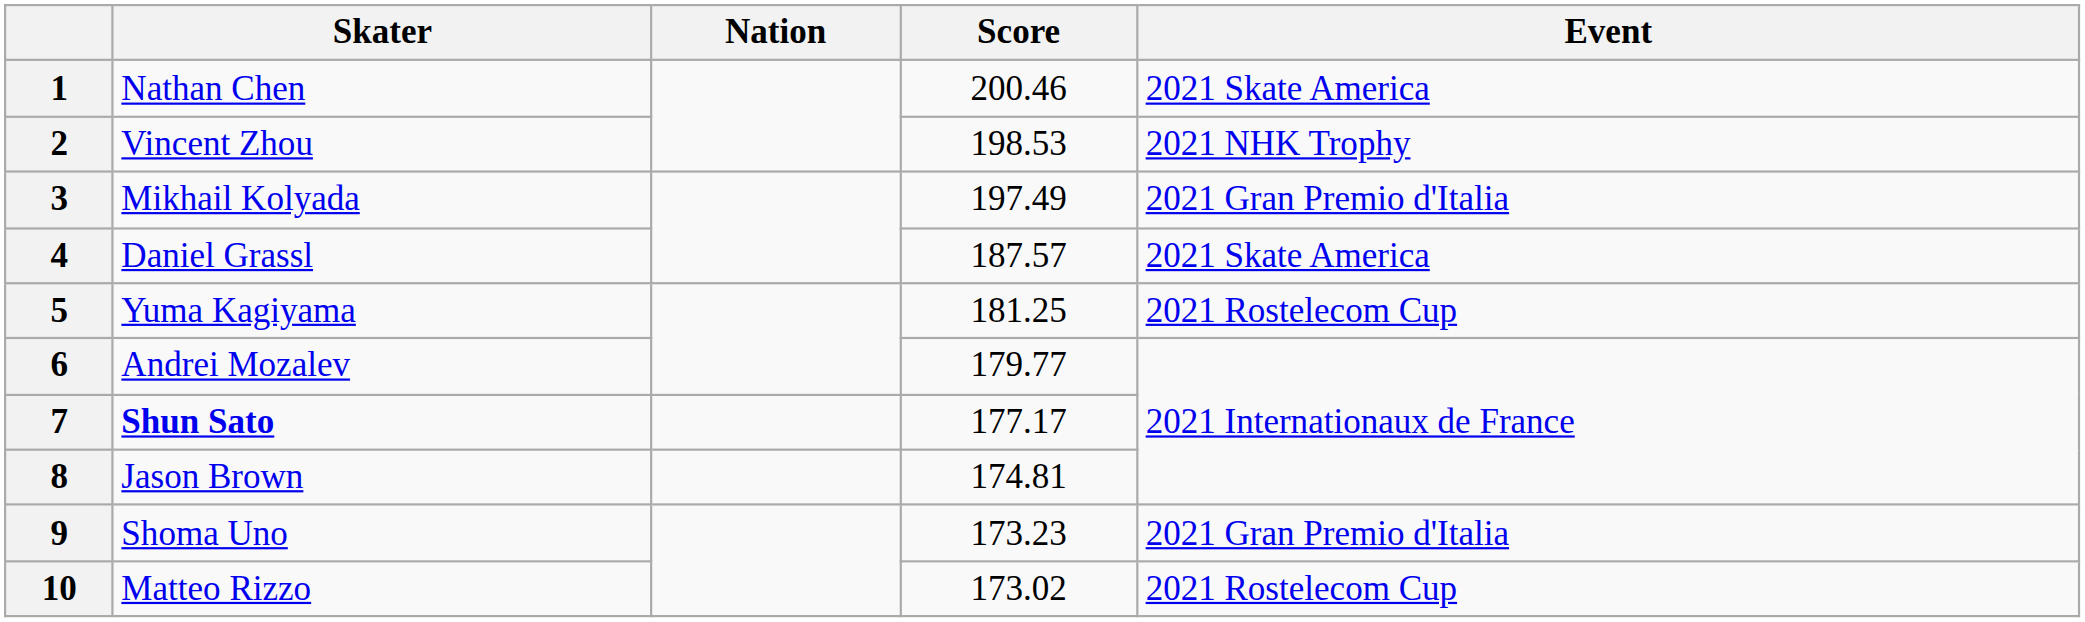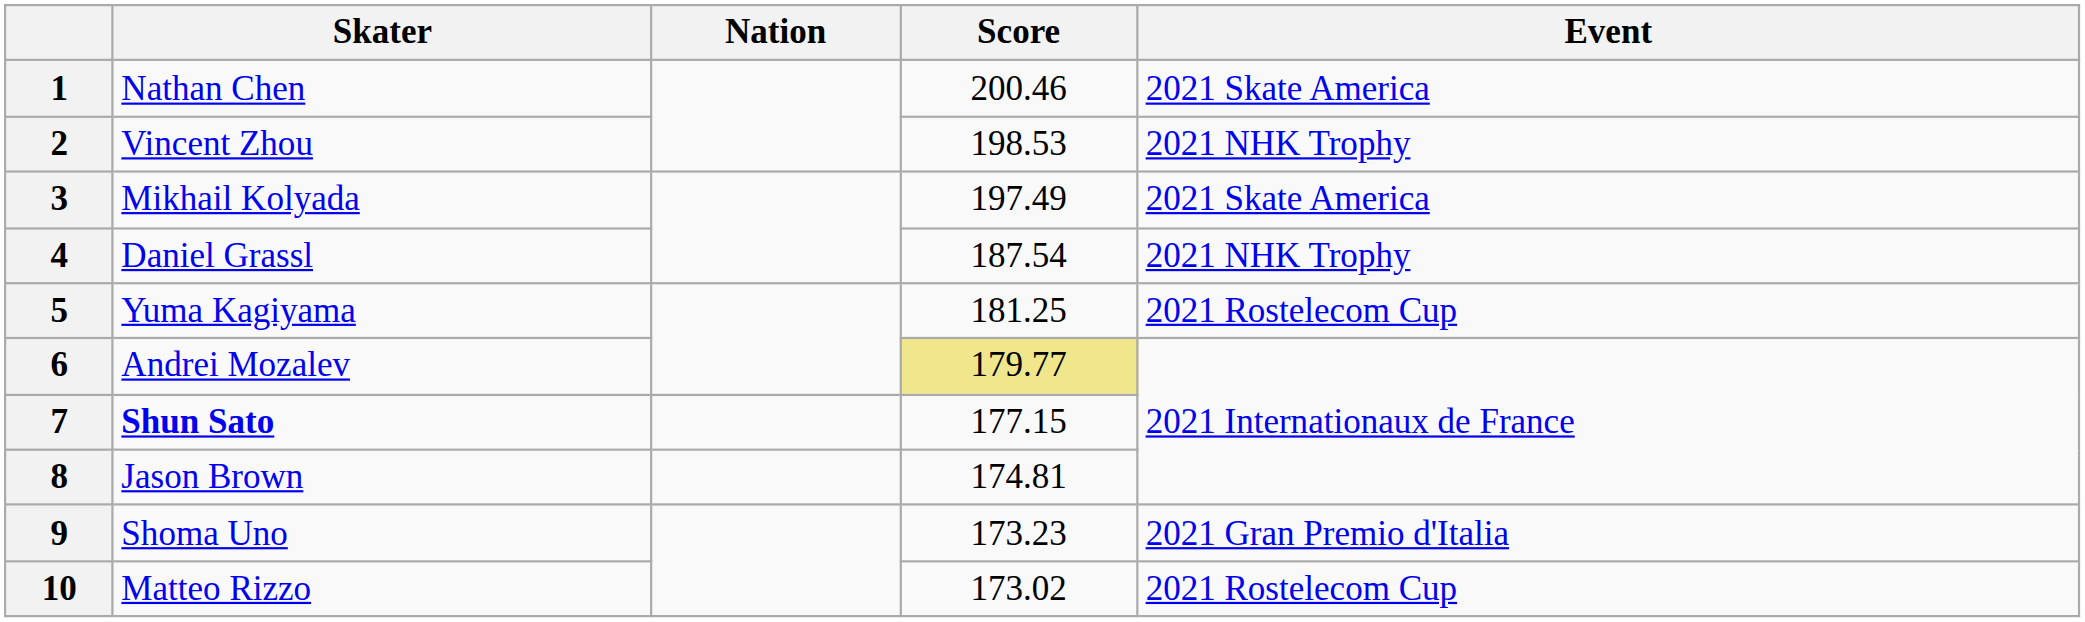(1327, 198) 2021 Gran Premio d'Italia -> (1288, 198) 2021 Skate America
(1019, 254) 187.57 -> (1019, 254) 187.54
(1288, 254) 2021 Skate America -> (1278, 254) 2021 NHK Trophy
(1019, 365) no background -> (1019, 365) khaki background
(1019, 421) 177.17 -> (1019, 421) 177.15
